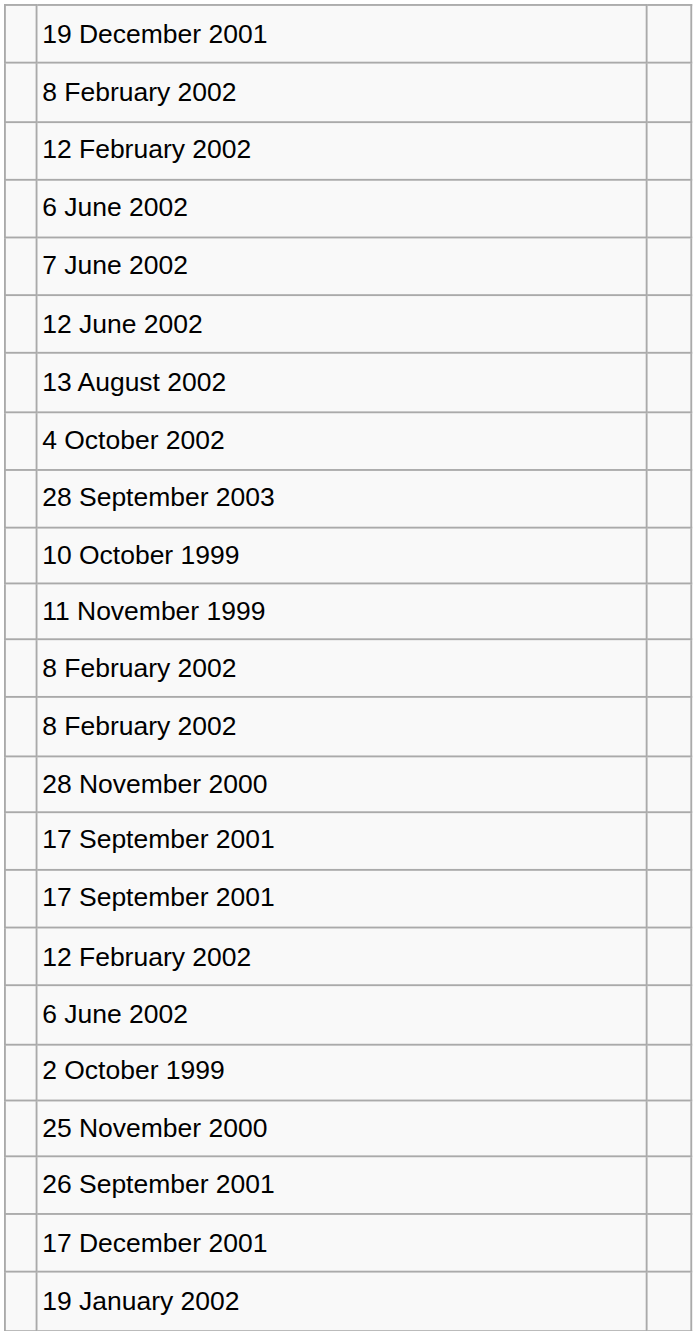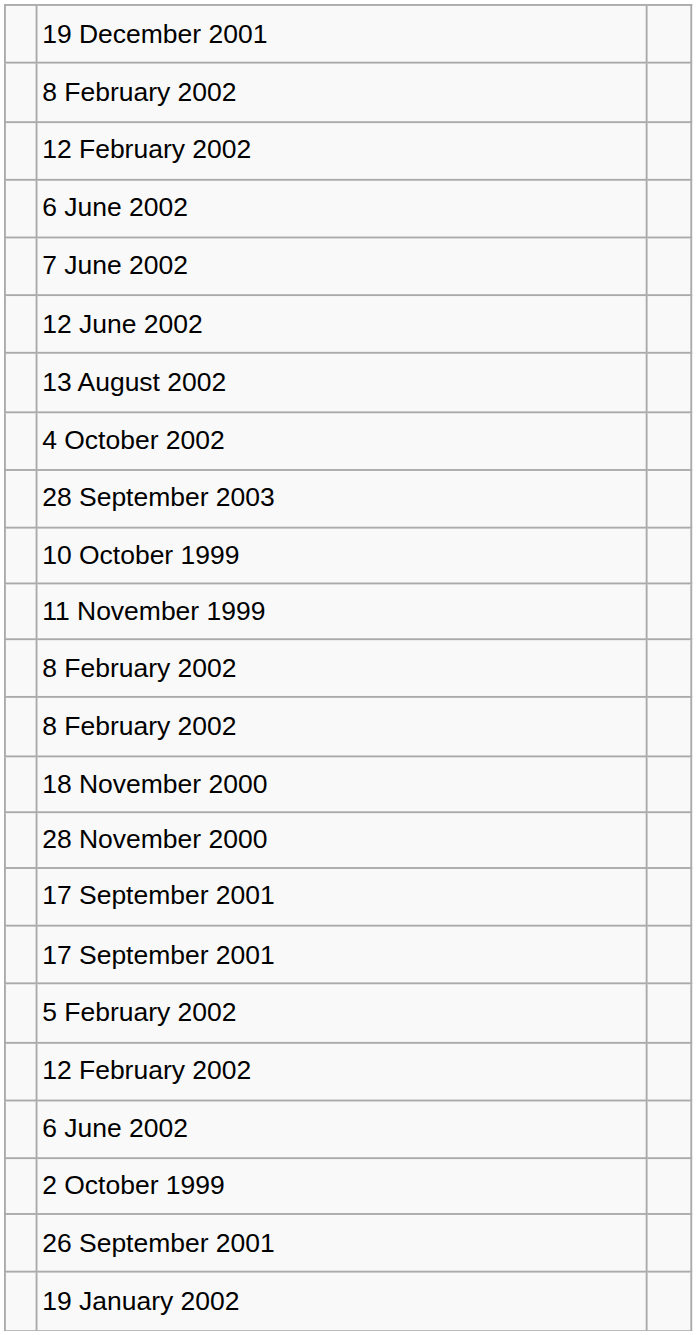+ row: (20, 784)
+ row: (20, 1013)
- row: (20, 1128)
- row: (20, 1243)
